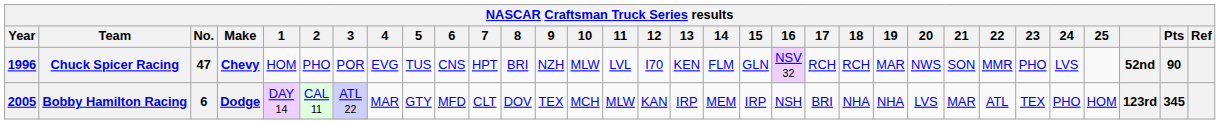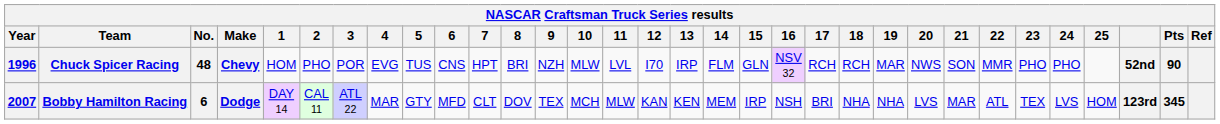(204, 65) 47 -> (204, 65) 48
(687, 65) KEN -> (687, 65) IRP
(1067, 65) LVS -> (1067, 65) PHO
(22, 101) 2005 -> (22, 101) 2007
(687, 101) IRP -> (687, 101) KEN
(1067, 101) PHO -> (1067, 101) LVS
